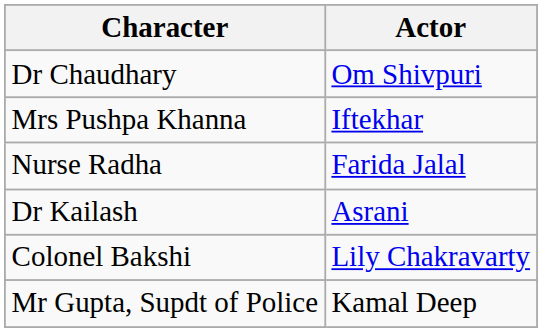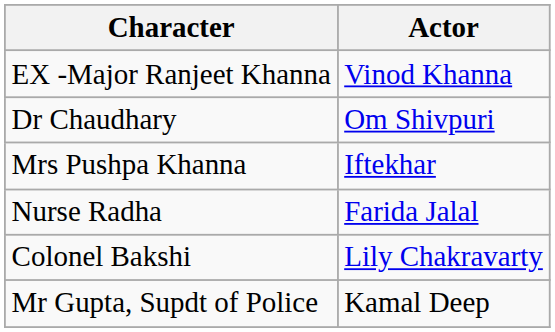+ row: (171, 73)
- row: (75, 211)
